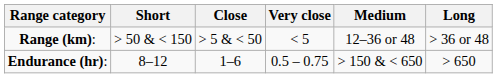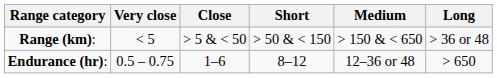columns swapped: (300, 15) <-> (153, 15)
(380, 38) 12–36 or 48 -> (380, 38) > 150 & < 650
(380, 61) > 150 & < 650 -> (380, 61) 12–36 or 48
